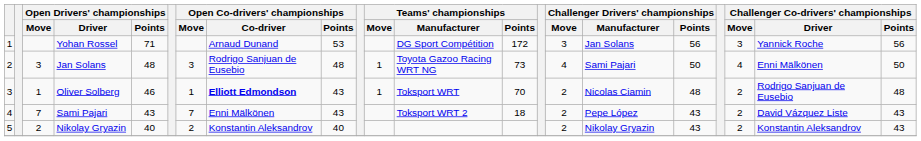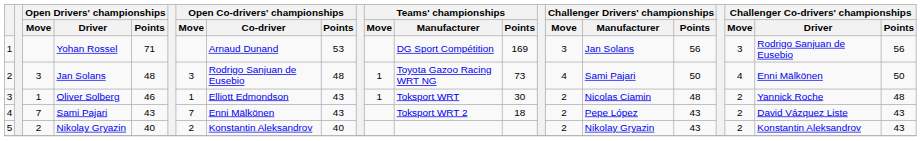(520, 43) 172 -> (520, 49) 169
(790, 43) Yannick Roche -> (801, 49) Rodrigo Sanjuan de Eusebio
(252, 91) bold -> (249, 96) normal
(520, 91) 70 -> (520, 96) 30
(801, 91) Rodrigo Sanjuan de Eusebio -> (790, 96) Yannick Roche
